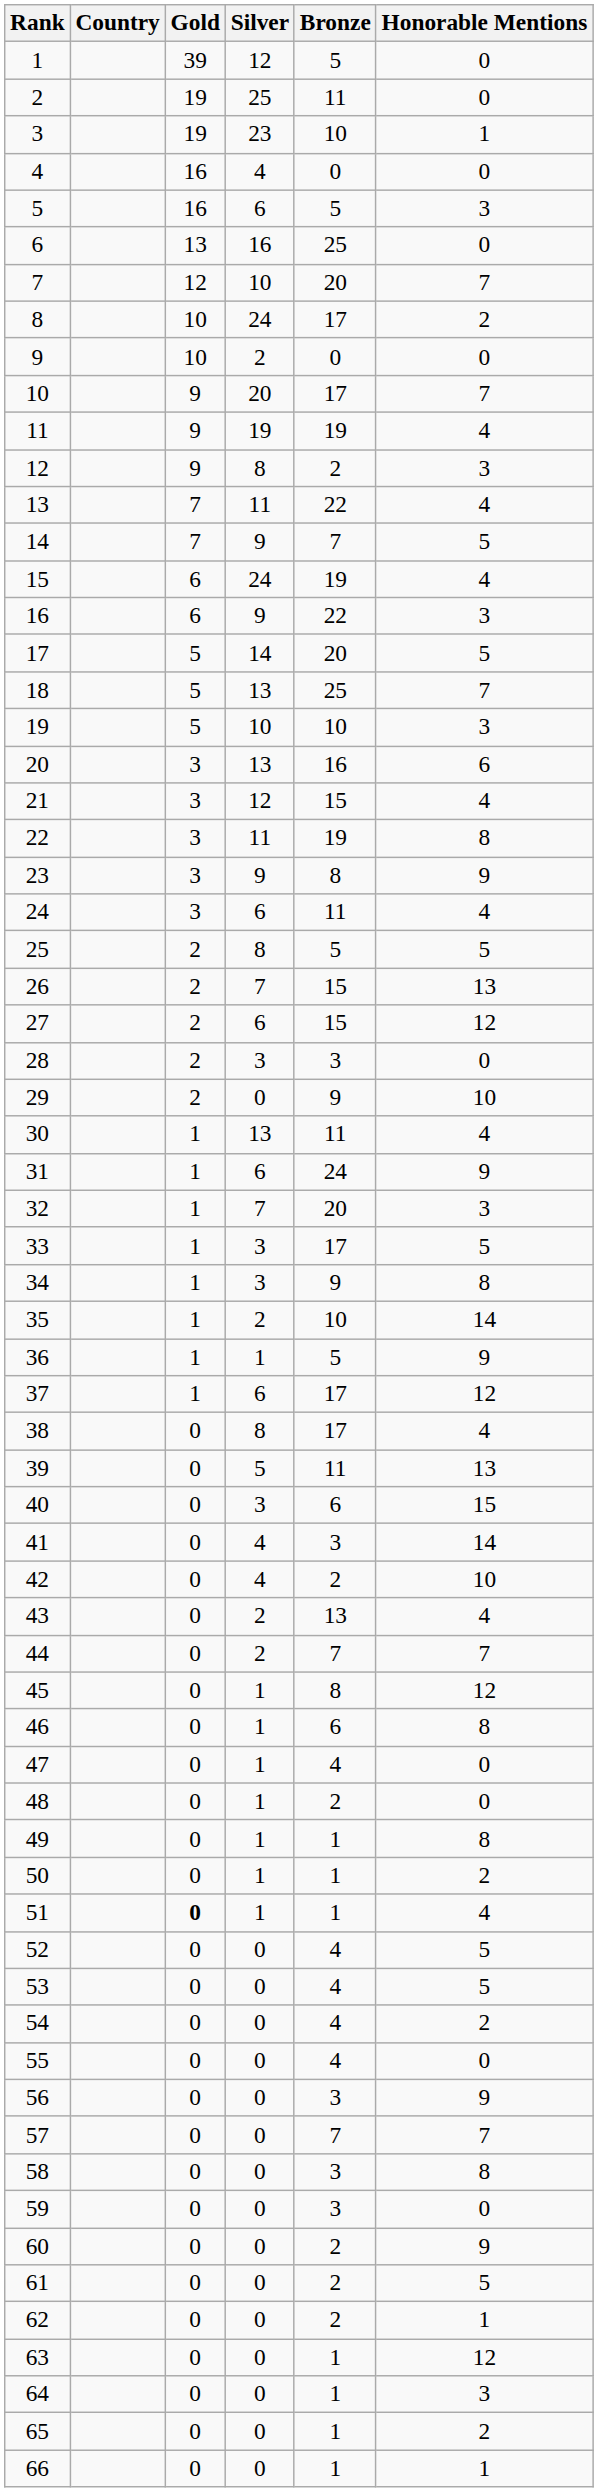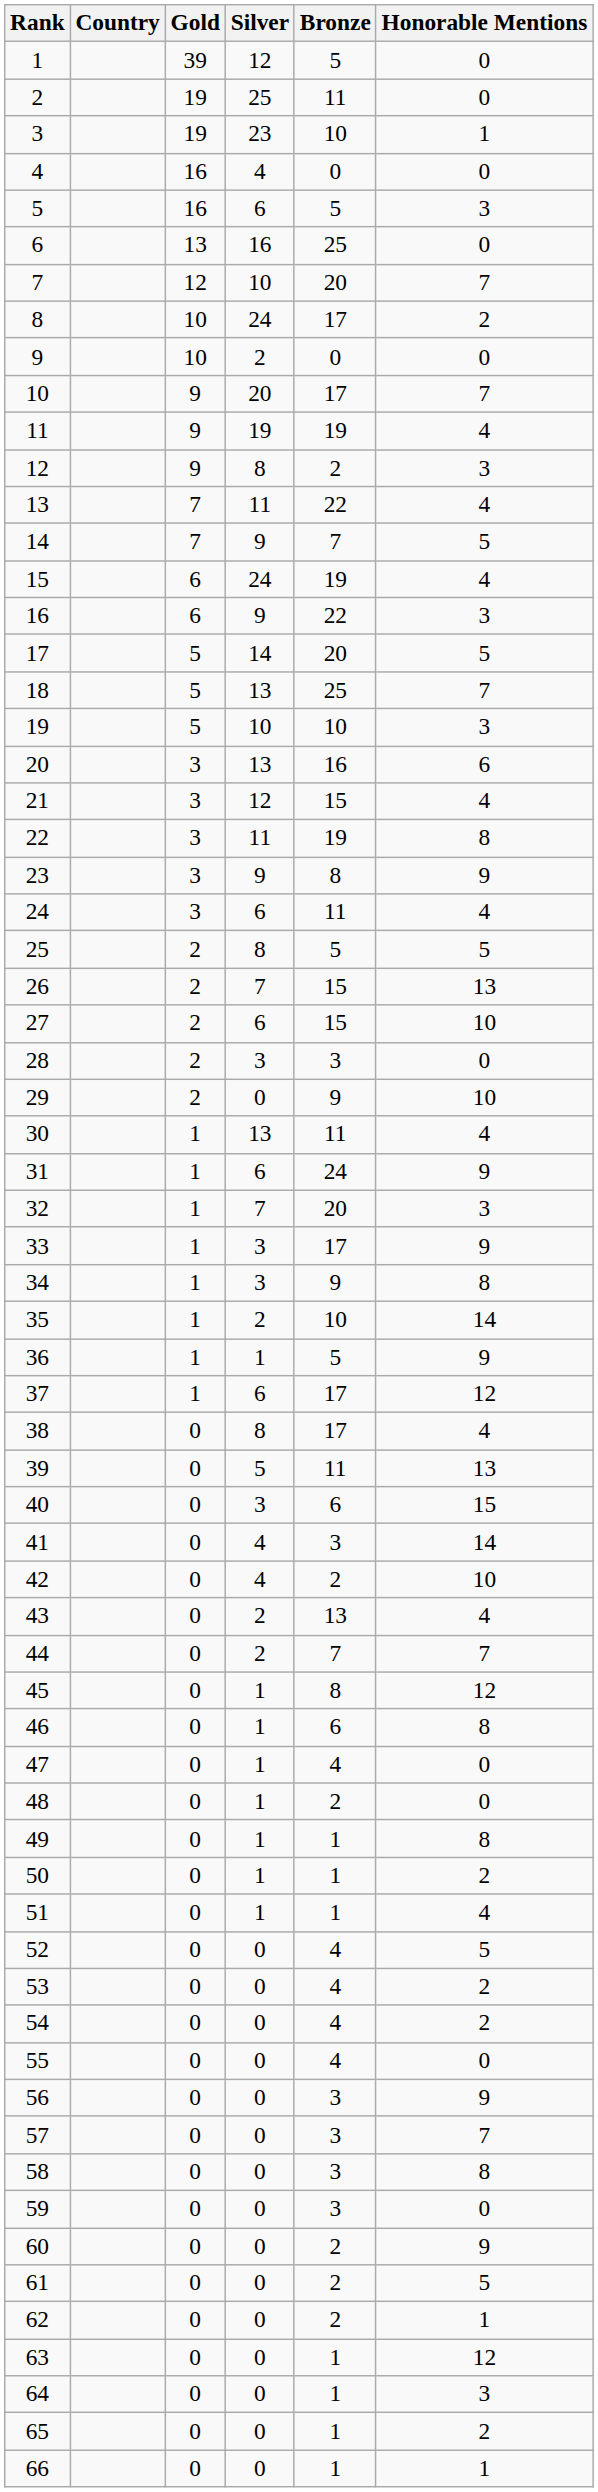(484, 1023) 12 -> (484, 1023) 10
(484, 1245) 5 -> (484, 1245) 9
(195, 1912) bold -> (195, 1912) normal
(484, 1986) 5 -> (484, 1986) 2
(335, 2134) 7 -> (335, 2134) 3
